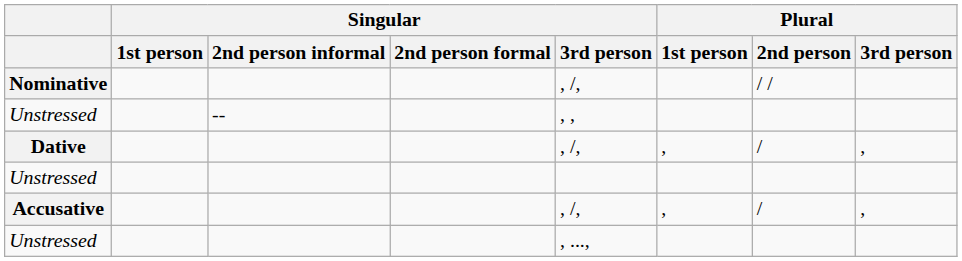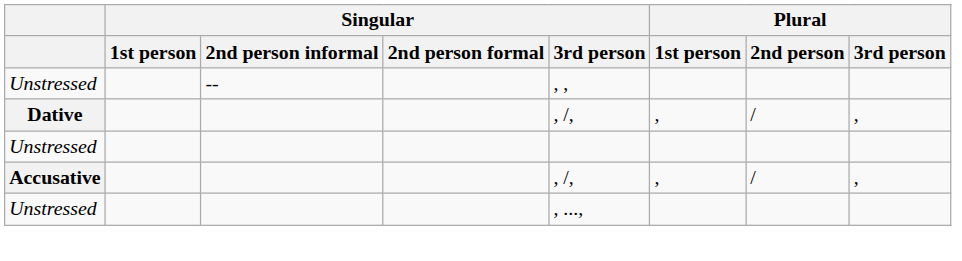- row: (58, 83)
